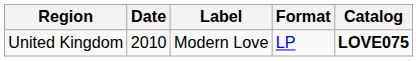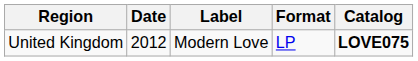(149, 42) 2010 -> (149, 42) 2012
